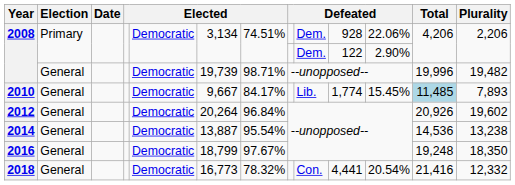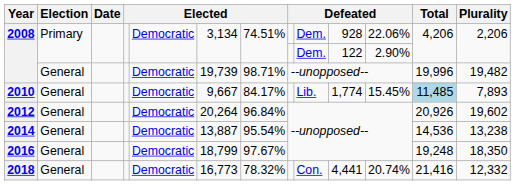(389, 170) 20.54% -> (389, 170) 20.74%
